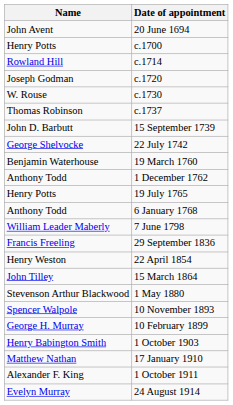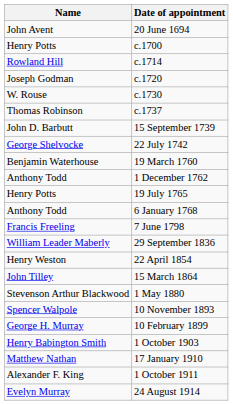(58, 227) William Leader Maberly -> (41, 227) Francis Freeling
(41, 243) Francis Freeling -> (58, 243) William Leader Maberly
